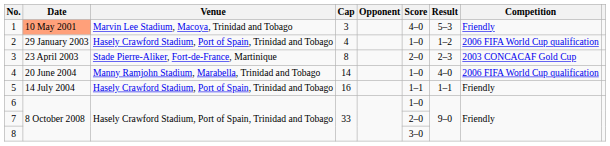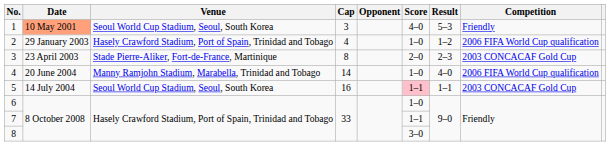(193, 27) Marvin Lee Stadium, Macoya, Trinidad and Tobago -> (183, 27) Seoul World Cup Stadium, Seoul, South Korea
(213, 88) Hasely Crawford Stadium, Port of Spain, Trinidad and Tobago -> (183, 88) Seoul World Cup Stadium, Seoul, South Korea
(416, 88) no background -> (416, 88) pink background
(479, 88) Friendly -> (519, 88) 2003 CONCACAF Gold Cup
(416, 118) 2–0 -> (416, 118) 1–1
